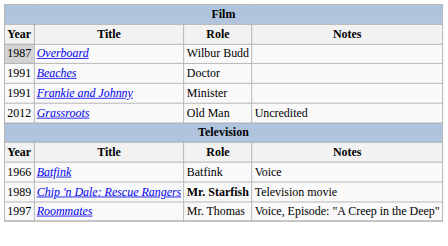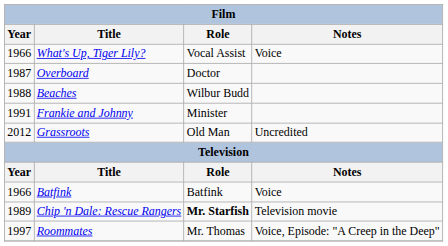+ row: (91, 54)
(19, 54) lightgrey background -> (19, 73) no background
(218, 54) Wilbur Budd -> (203, 73) Doctor
(19, 73) 1991 -> (19, 93) 1988
(203, 73) Doctor -> (218, 93) Wilbur Budd
